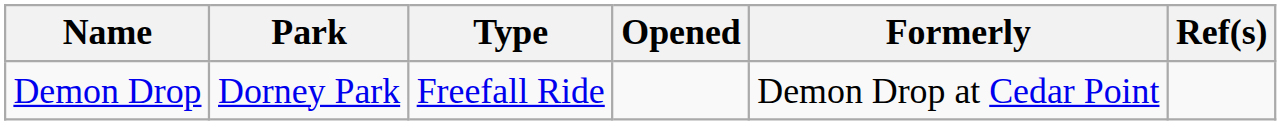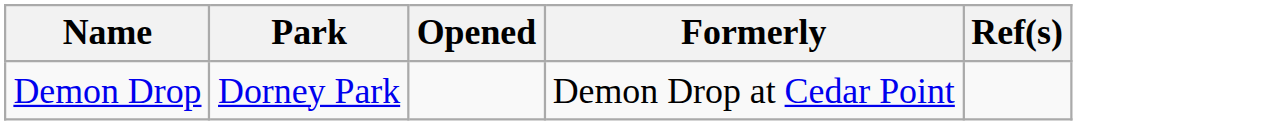- column: (511, 32)
